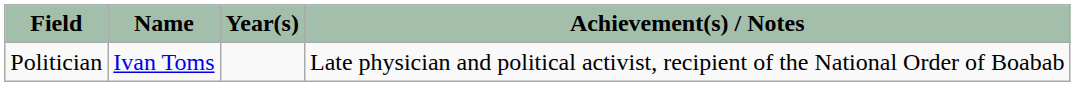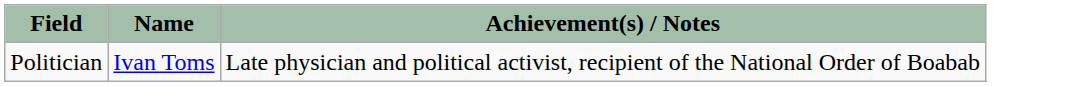- column: (262, 23)
